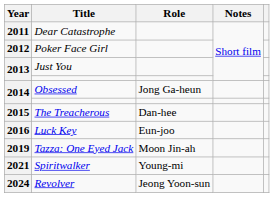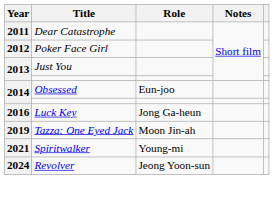(170, 89) Jong Ga-heun -> (157, 89) Eun-joo
- row: (18, 112)
(157, 130) Eun-joo -> (170, 112) Jong Ga-heun
